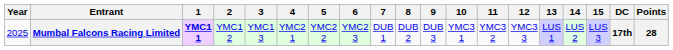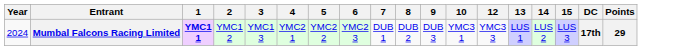- column: (493, 12)
(17, 32) 2025 -> (17, 32) 2024
(651, 32) 28 -> (620, 32) 29
